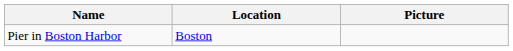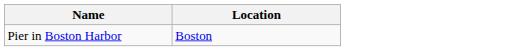- column: (424, 14)
